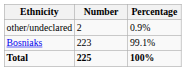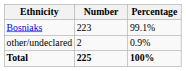rows swapped: (24, 43) <-> (39, 27)
